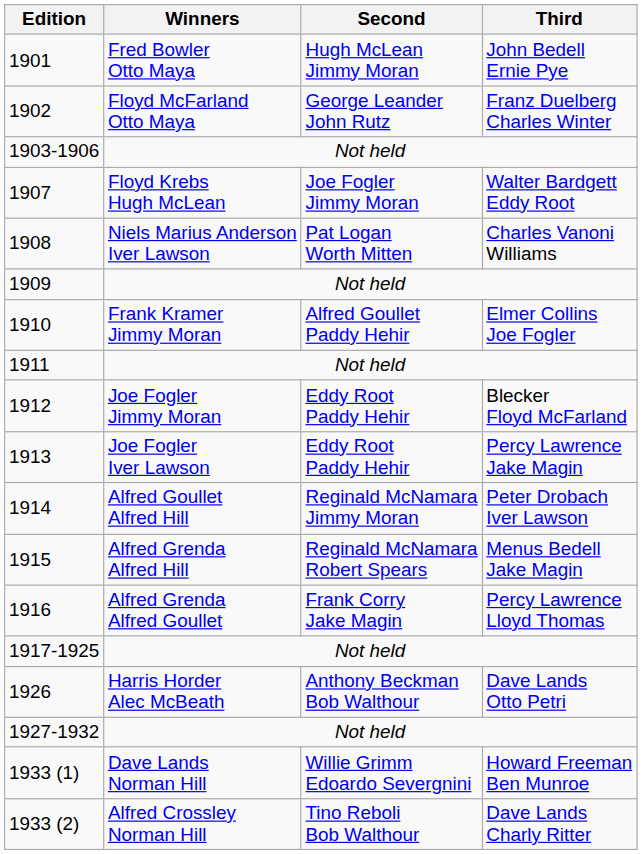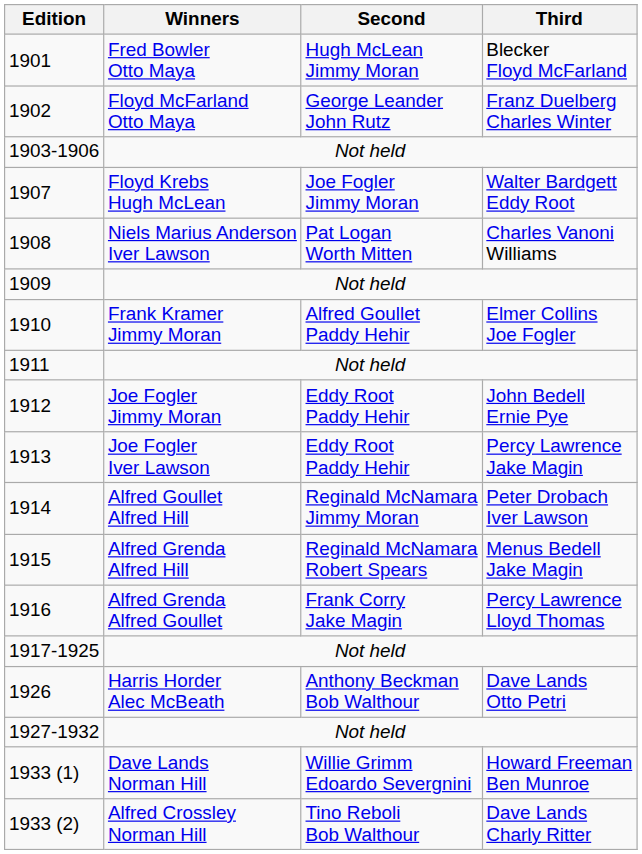(536, 60) John Bedell Ernie Pye -> (557, 60) Blecker Floyd McFarland
(557, 405) Blecker Floyd McFarland -> (536, 405) John Bedell Ernie Pye
